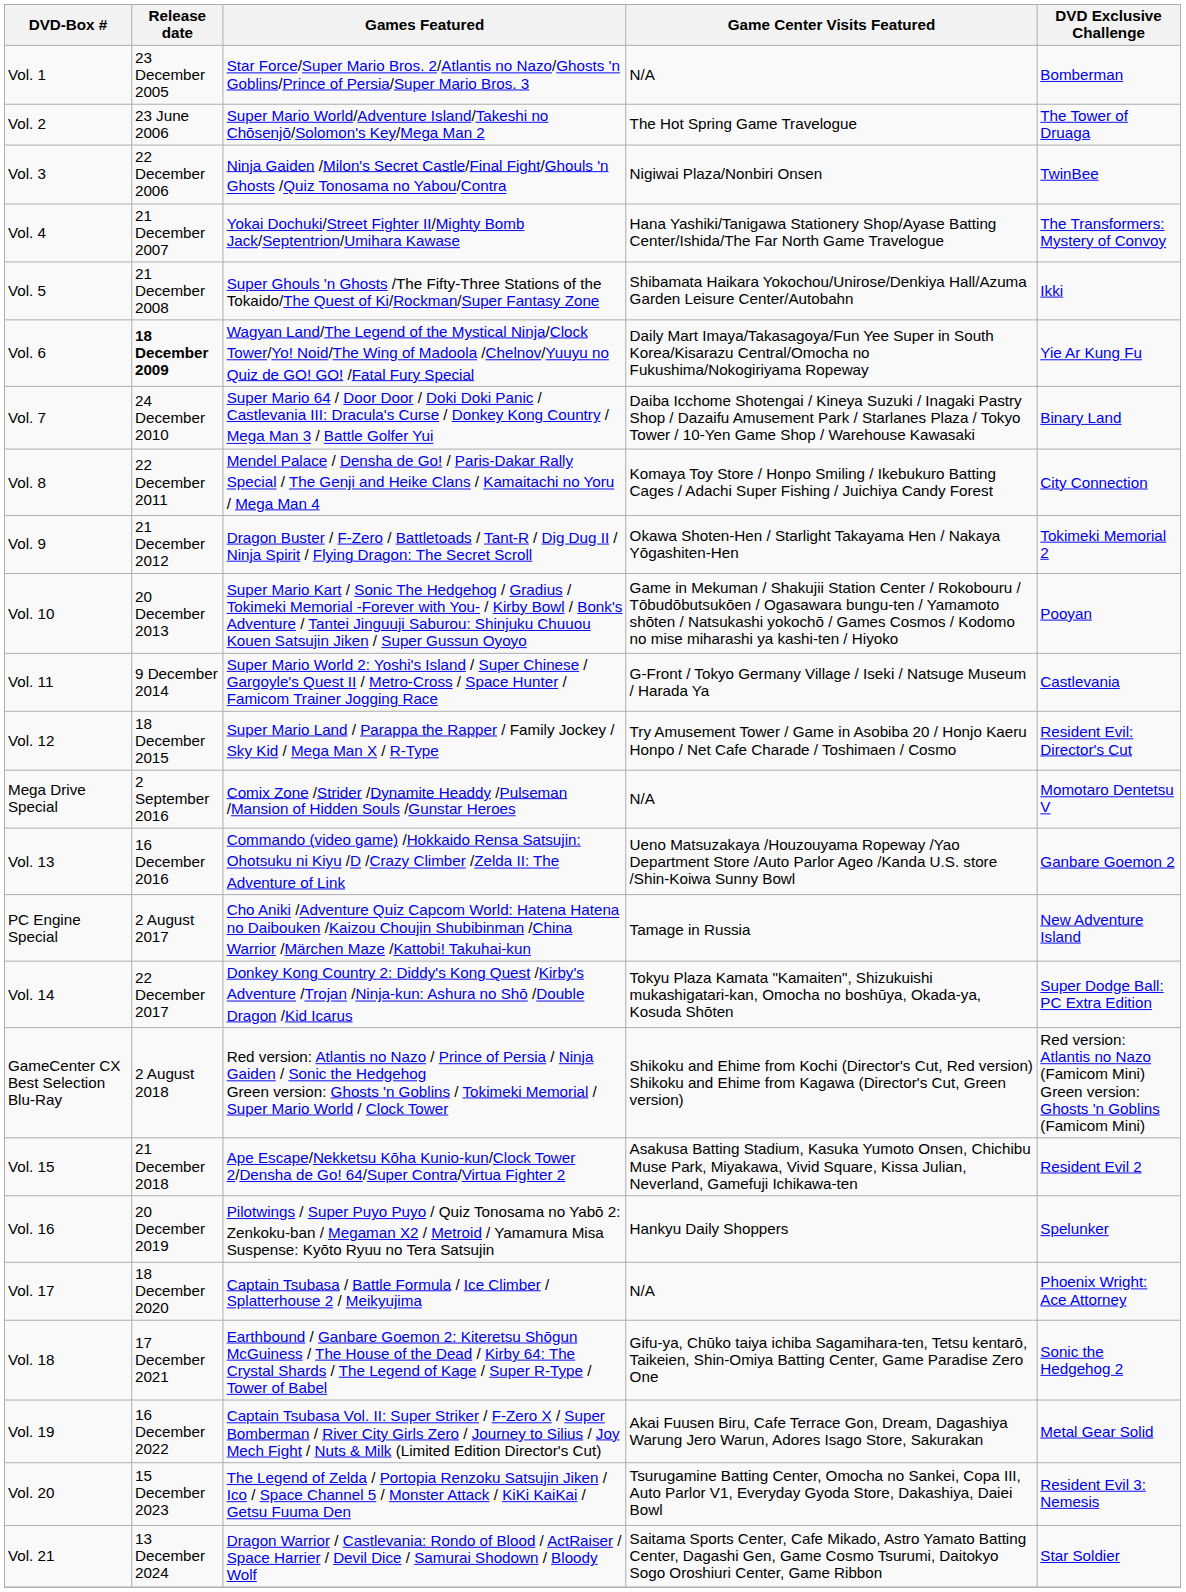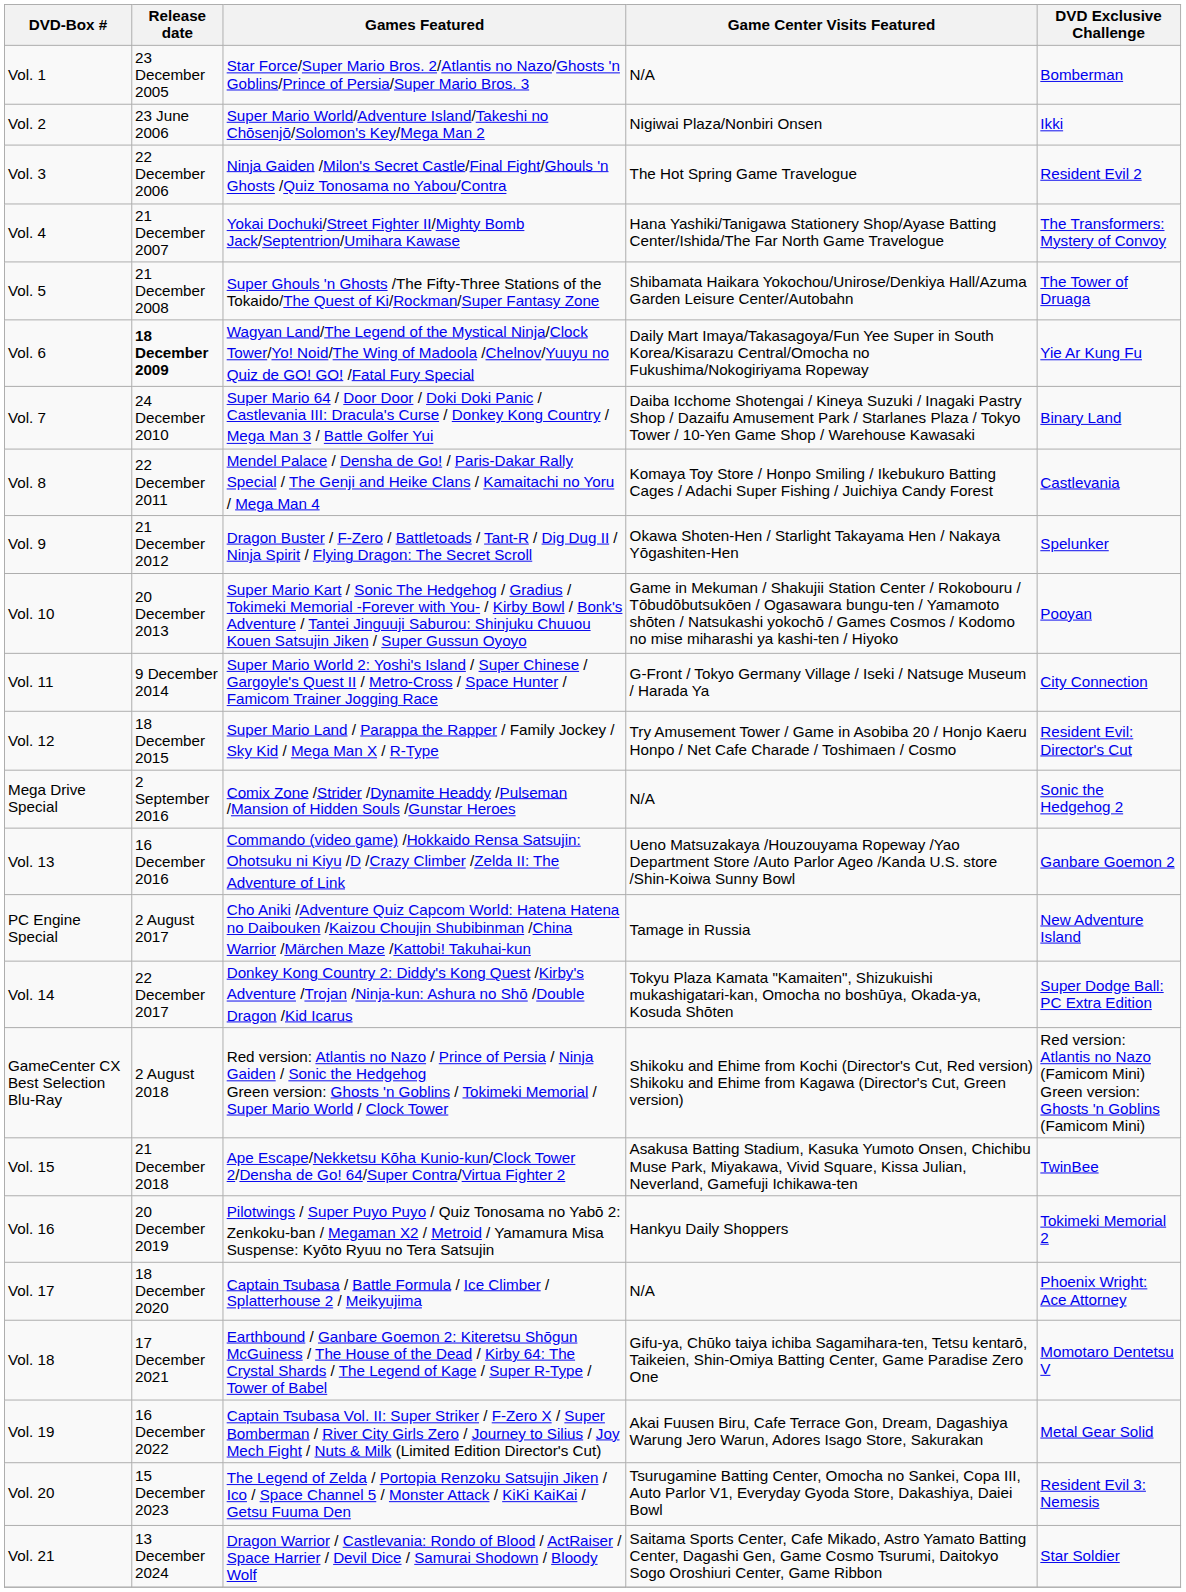(743, 124) The Hot Spring Game Travelogue -> (726, 124) Nigiwai Plaza/Nonbiri Onsen
(1084, 124) The Tower of Druaga -> (1052, 124) Ikki
(726, 174) Nigiwai Plaza/Nonbiri Onsen -> (743, 174) The Hot Spring Game Travelogue
(1069, 174) TwinBee -> (1091, 174) Resident Evil 2
(1052, 290) Ikki -> (1084, 290) The Tower of Druaga
(1094, 482) City Connection -> (1080, 482) Castlevania
(1103, 544) Tokimeki Memorial 2 -> (1075, 544) Spelunker
(1080, 682) Castlevania -> (1094, 682) City Connection
(1107, 799) Momotaro Dentetsu V -> (1082, 799) Sonic the Hedgehog 2
(1091, 1166) Resident Evil 2 -> (1069, 1166) TwinBee
(1075, 1229) Spelunker -> (1103, 1229) Tokimeki Memorial 2
(1082, 1360) Sonic the Hedgehog 2 -> (1107, 1360) Momotaro Dentetsu V
